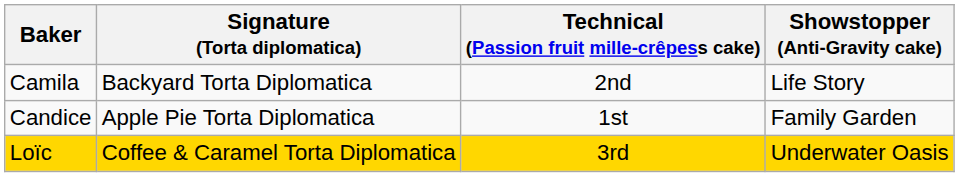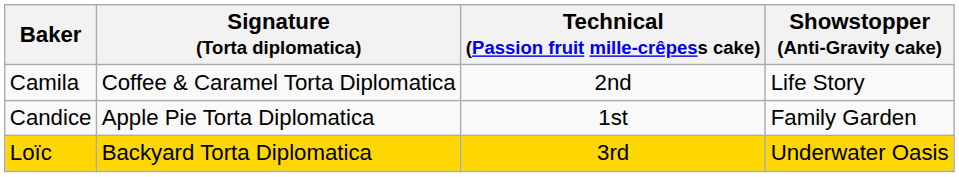(237, 82) Backyard Torta Diplomatica -> (279, 82) Coffee & Caramel Torta Diplomatica
(279, 152) Coffee & Caramel Torta Diplomatica -> (237, 152) Backyard Torta Diplomatica
